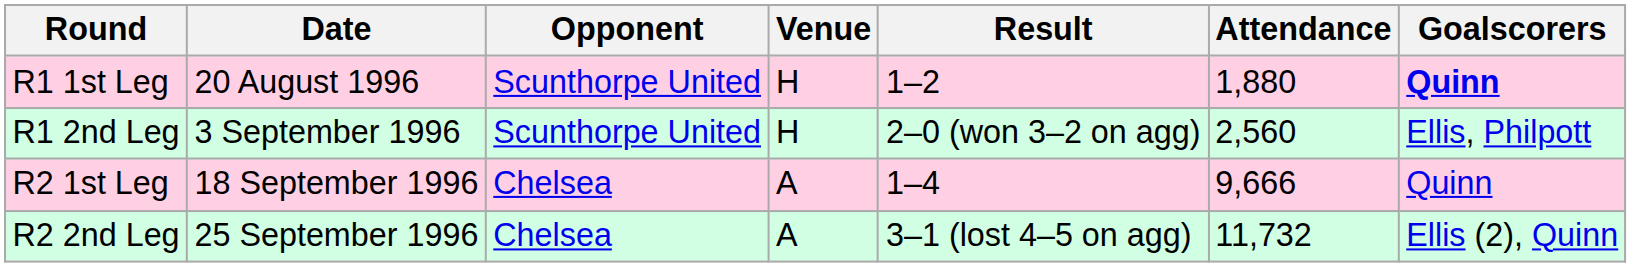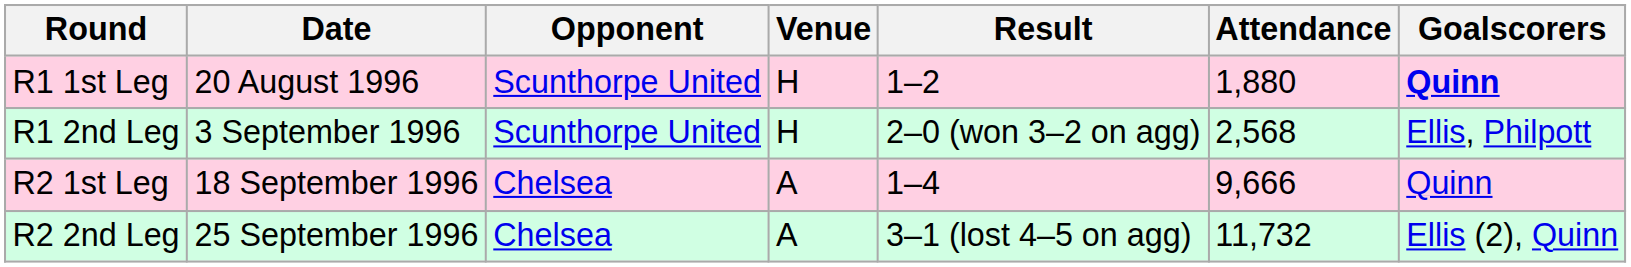(1256, 132) 2,560 -> (1256, 132) 2,568
